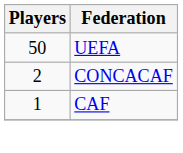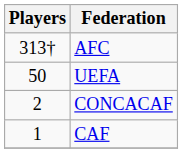+ row: (92, 47)
